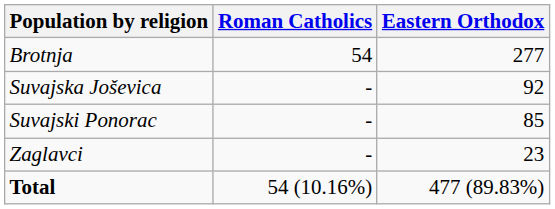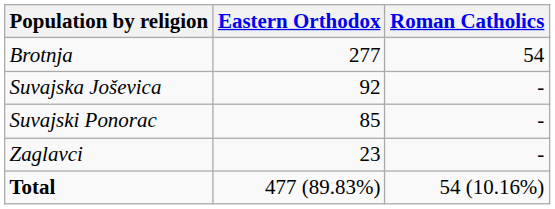columns swapped: (463, 21) <-> (295, 21)
